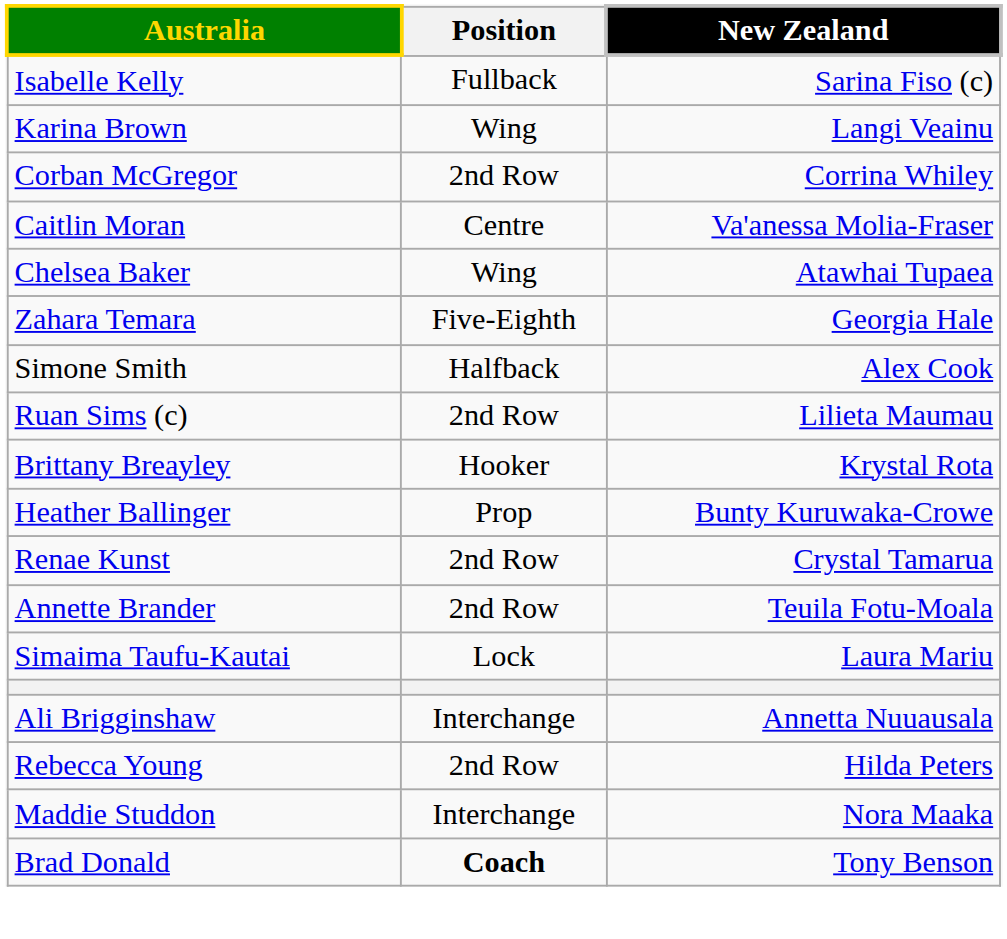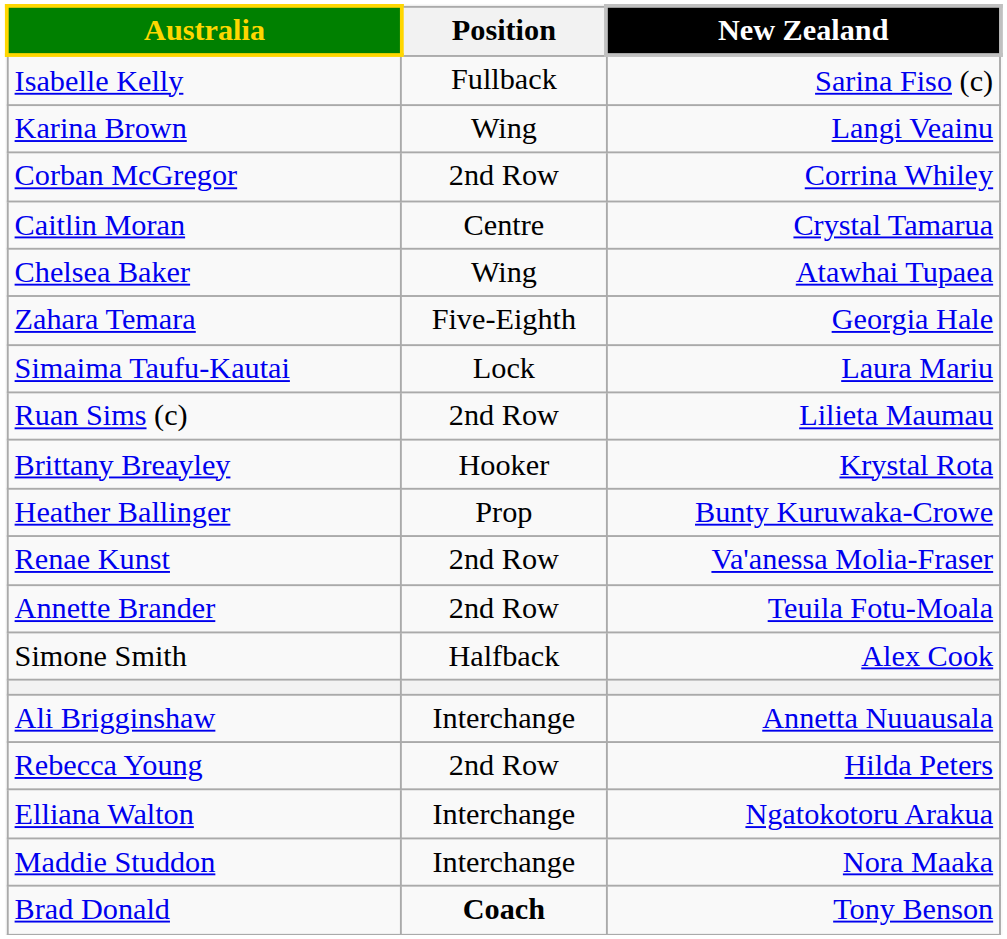(852, 224) Va'anessa Molia-Fraser -> (893, 224) Crystal Tamarua
rows swapped: (101, 367) <-> (152, 655)
(893, 559) Crystal Tamarua -> (852, 559) Va'anessa Molia-Fraser
+ row: (104, 813)
